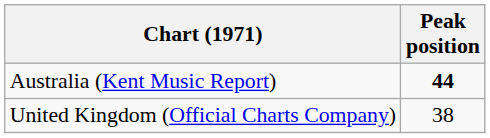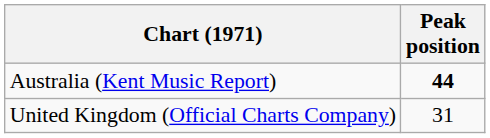(443, 115) 38 -> (443, 115) 31
